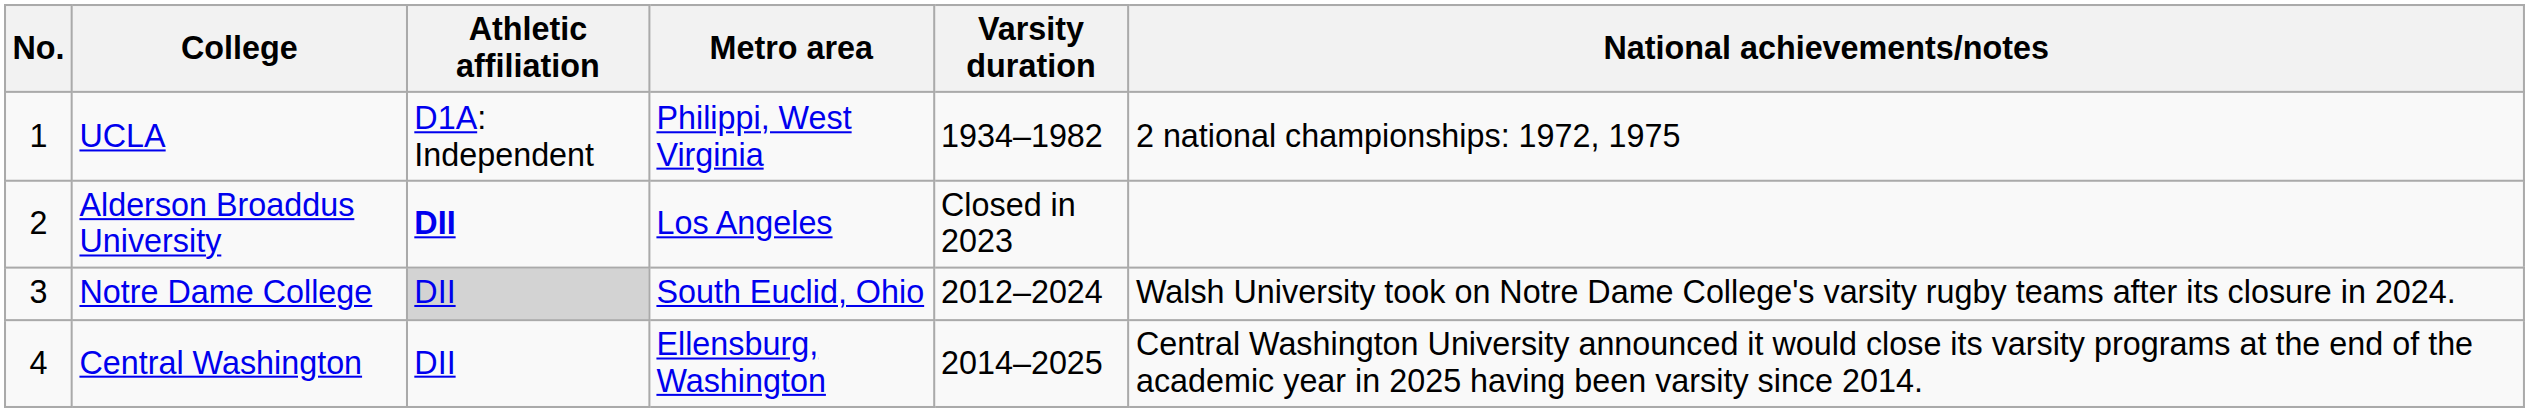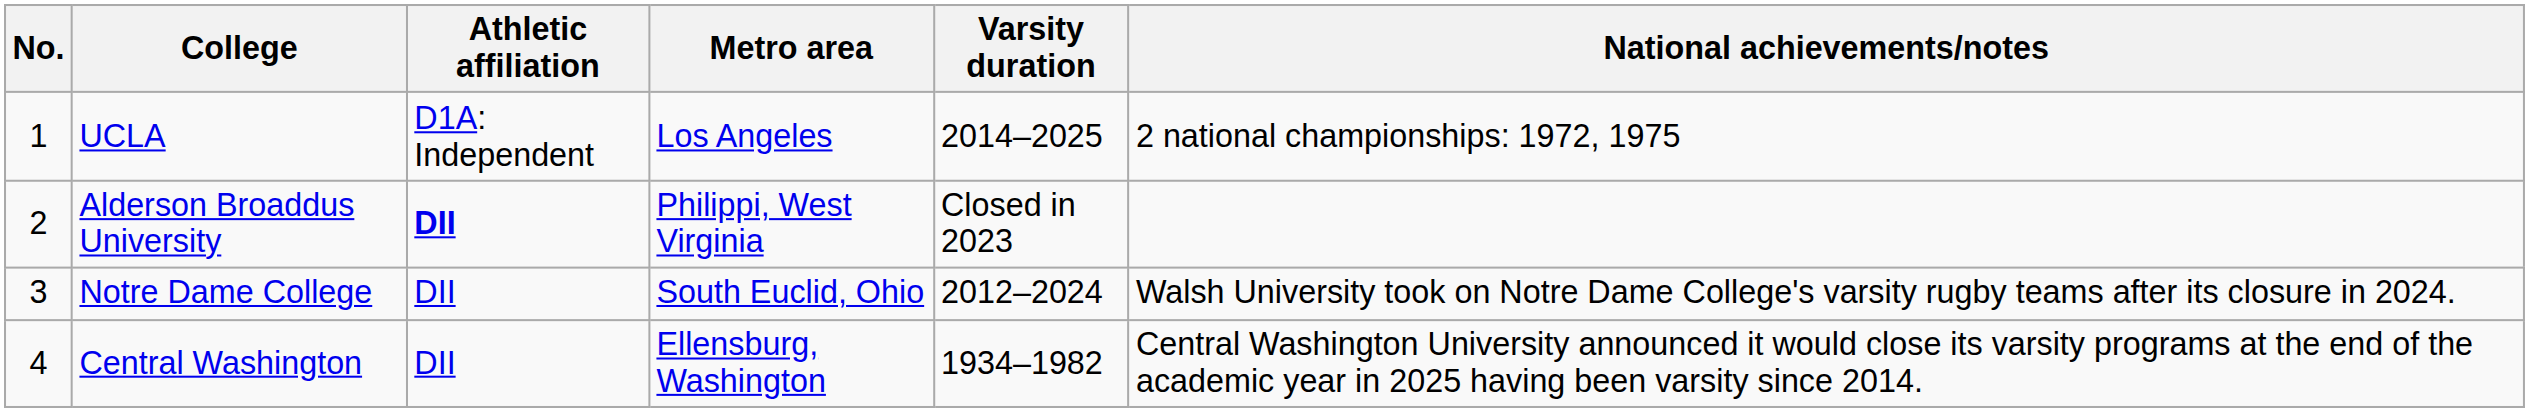(754, 135) Philippi, West Virginia -> (744, 135) Los Angeles
(1022, 135) 1934–1982 -> (1022, 135) 2014–2025
(744, 223) Los Angeles -> (754, 223) Philippi, West Virginia
(435, 292) lightgrey background -> (435, 292) no background
(1022, 362) 2014–2025 -> (1022, 362) 1934–1982
